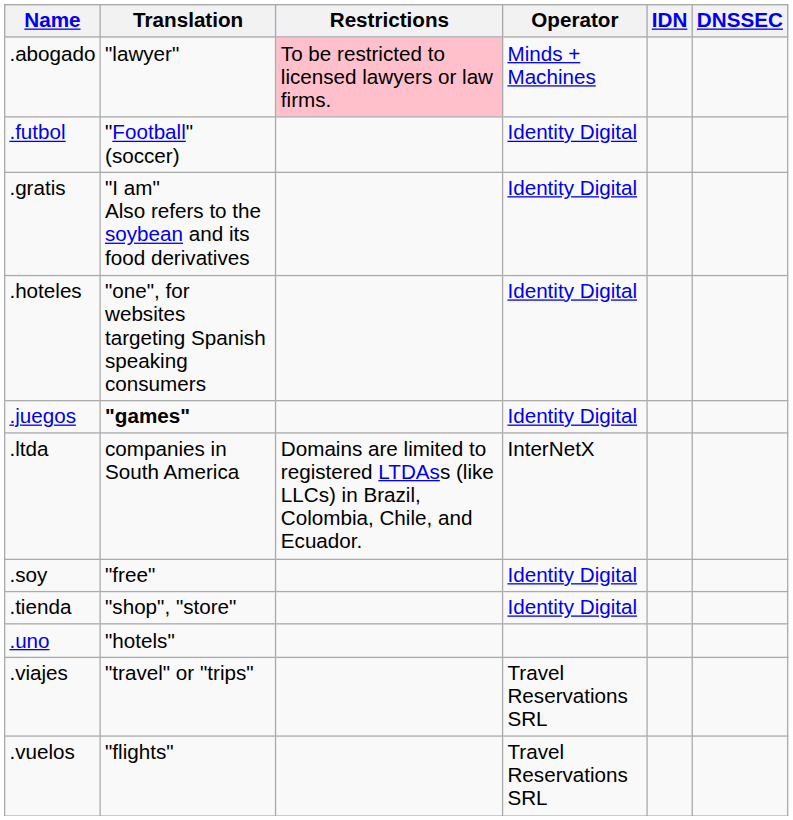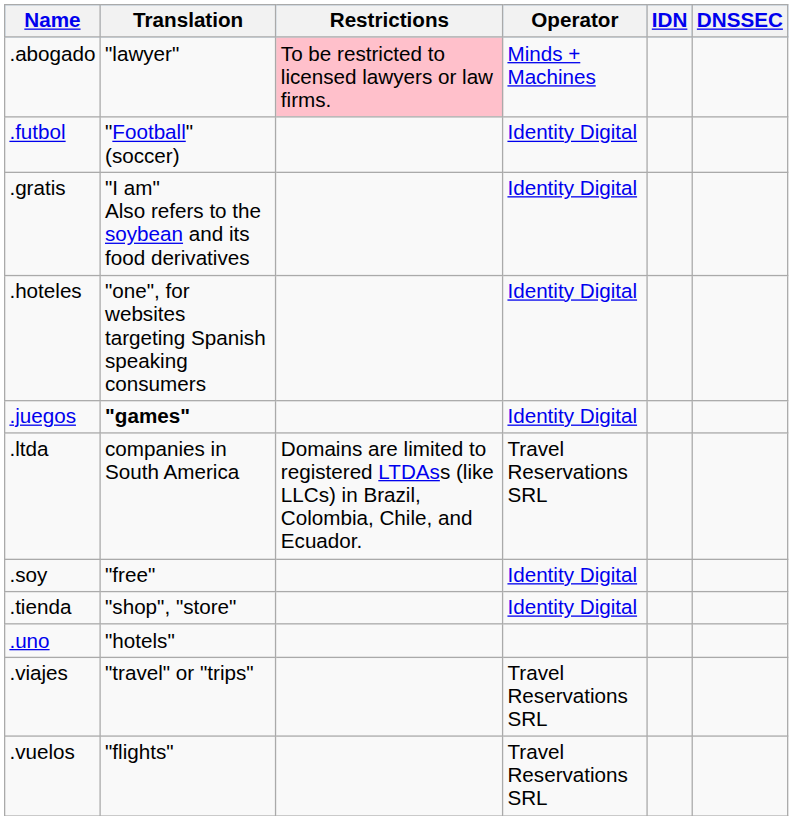(551, 449) InterNetX -> (568, 472) Travel Reservations SRL
